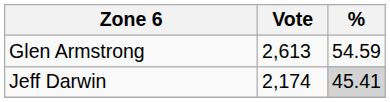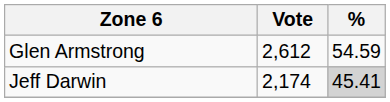(287, 50) 2,613 -> (287, 50) 2,612
